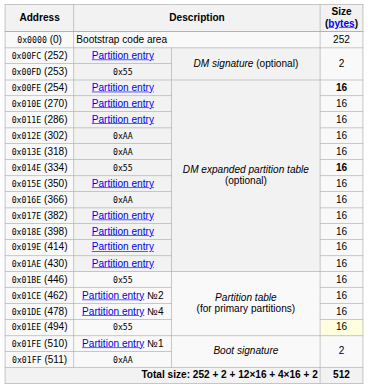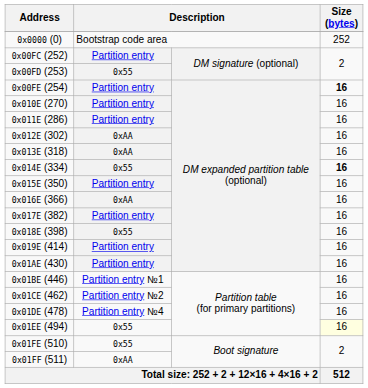(123, 231) Partition entry -> (123, 232) 0x55
(123, 280) 0x55 -> (123, 279) Partition entry №1
(123, 343) Partition entry №1 -> (123, 344) 0x55
